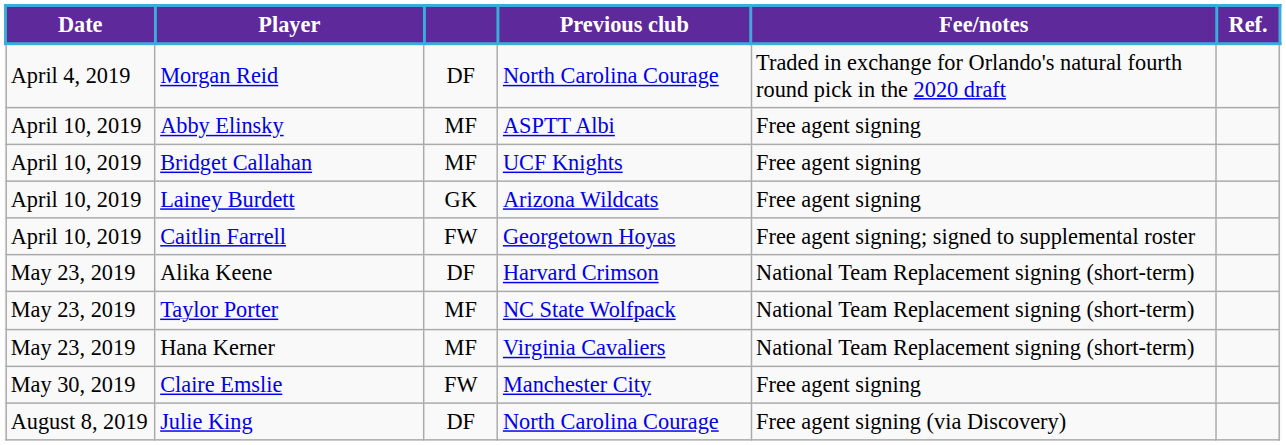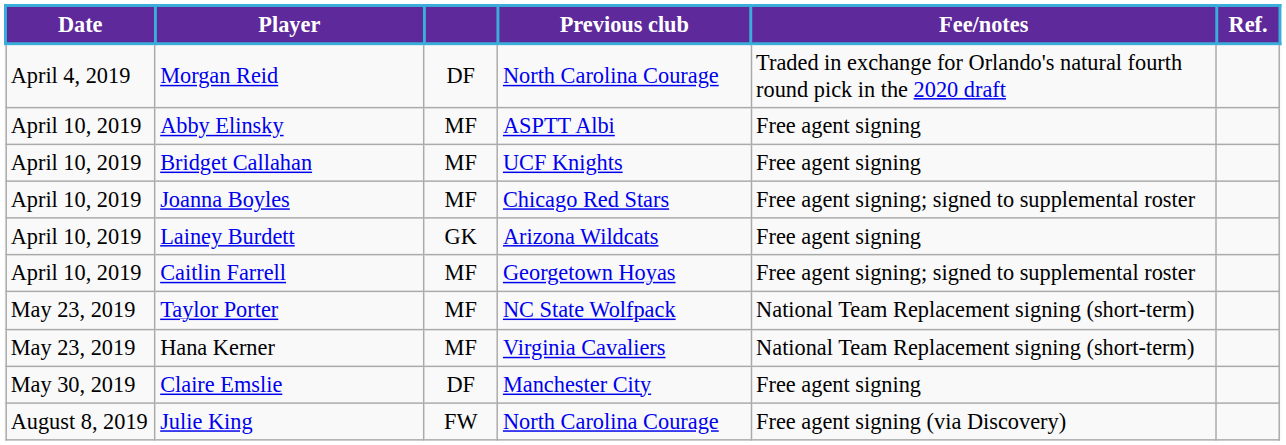+ row: (225, 199)
(461, 236) FW -> (461, 273) MF
- row: (216, 273)
(461, 384) FW -> (461, 384) DF
(461, 420) DF -> (461, 420) FW
